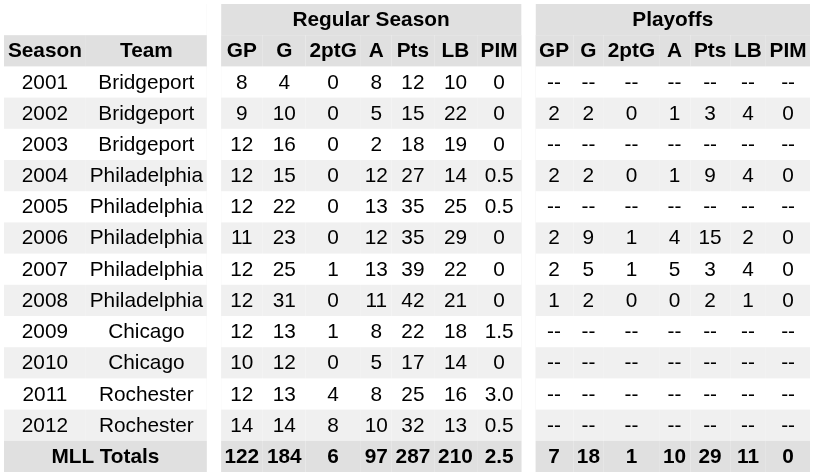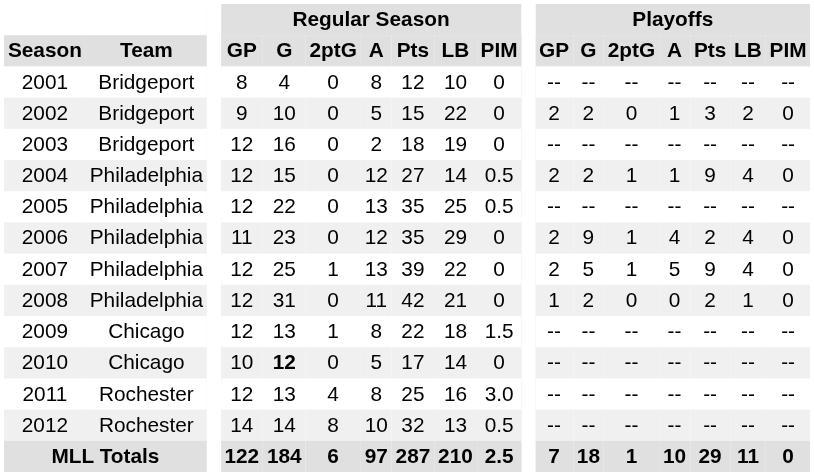(748, 113) 4 -> (748, 113) 2
(631, 175) 0 -> (631, 175) 1
(710, 237) 15 -> (710, 237) 2
(748, 237) 2 -> (748, 237) 4
(710, 269) 3 -> (710, 269) 9
(284, 362) normal -> (284, 362) bold
